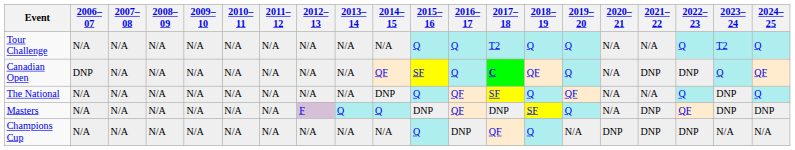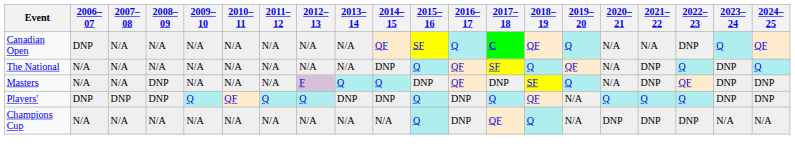- row: (27, 45)
(651, 72) DNP -> (649, 45) N/A
(649, 94) N/A -> (651, 67) DNP
(157, 110) N/A -> (159, 83) DNP
+ row: (22, 99)
